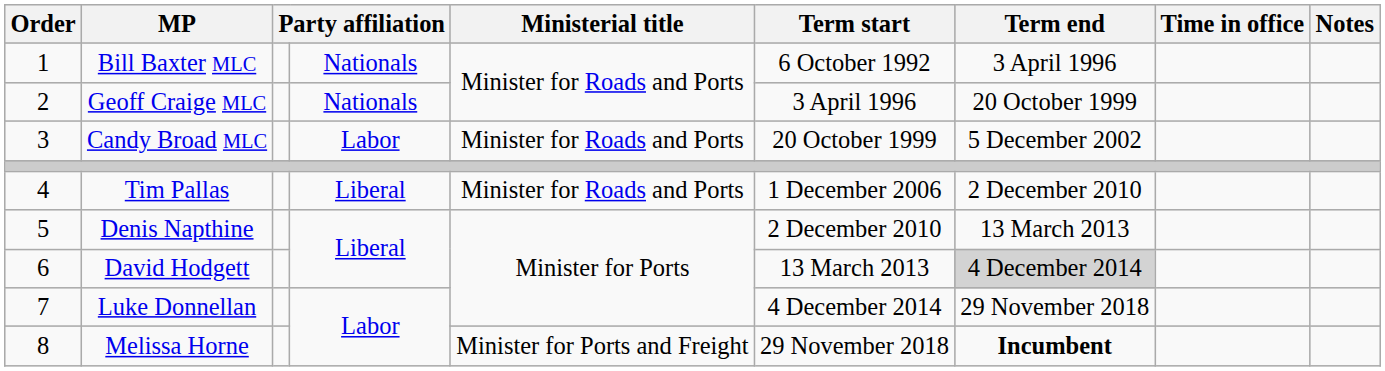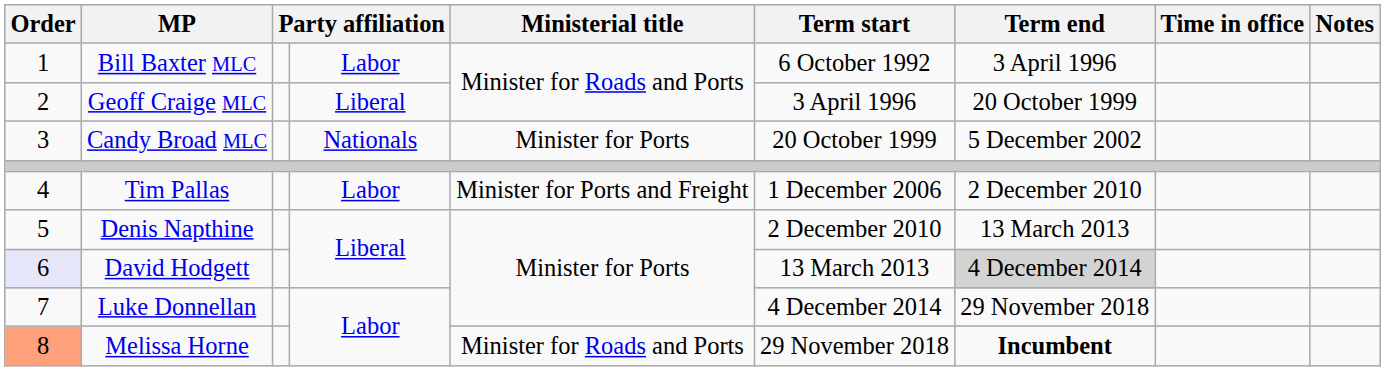(370, 62) Nationals -> (370, 62) Labor
(370, 101) Nationals -> (370, 101) Liberal
(370, 140) Labor -> (370, 140) Nationals
(602, 140) Minister for Roads and Ports -> (602, 140) Minister for Ports
(370, 190) Liberal -> (370, 190) Labor
(602, 190) Minister for Roads and Ports -> (602, 190) Minister for Ports and Freight
(43, 268) no background -> (43, 268) lavender background
(43, 345) no background -> (43, 345) lightsalmon background
(602, 345) Minister for Ports and Freight -> (602, 345) Minister for Roads and Ports
